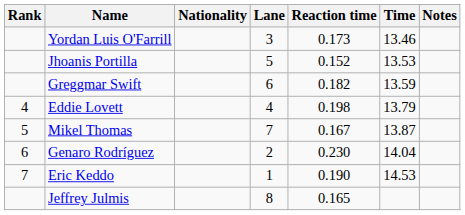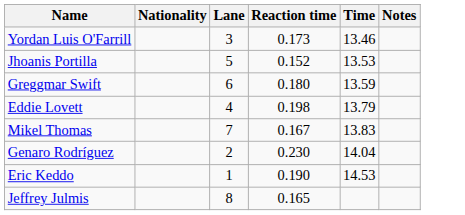- column: (25, 15)
(334, 84) 0.182 -> (294, 84) 0.180
(400, 130) 13.87 -> (359, 130) 13.83
